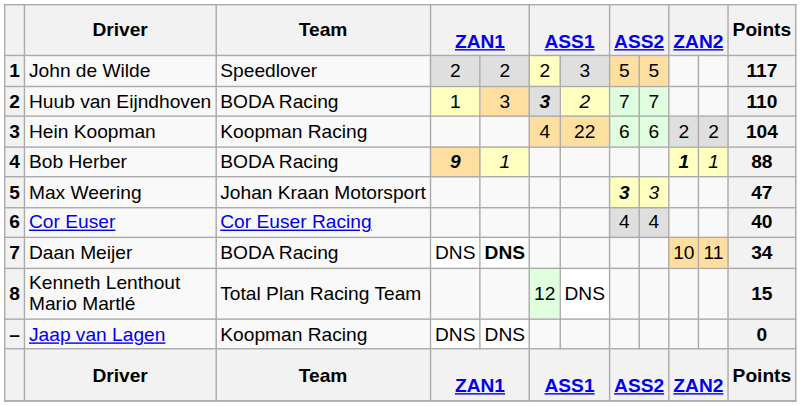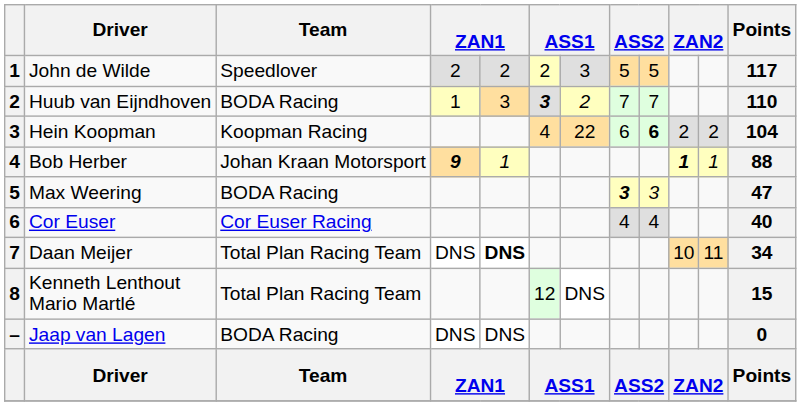(654, 131) normal -> (654, 131) bold
(279, 161) BODA Racing -> (323, 161) Johan Kraan Motorsport
(323, 192) Johan Kraan Motorsport -> (279, 192) BODA Racing
(279, 252) BODA Racing -> (321, 252) Total Plan Racing Team
(294, 334) Koopman Racing -> (279, 334) BODA Racing
